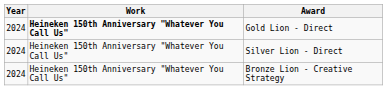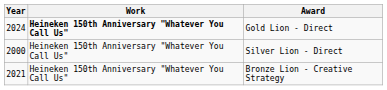(16, 51) 2024 -> (16, 51) 2000
(16, 74) 2024 -> (16, 74) 2021
